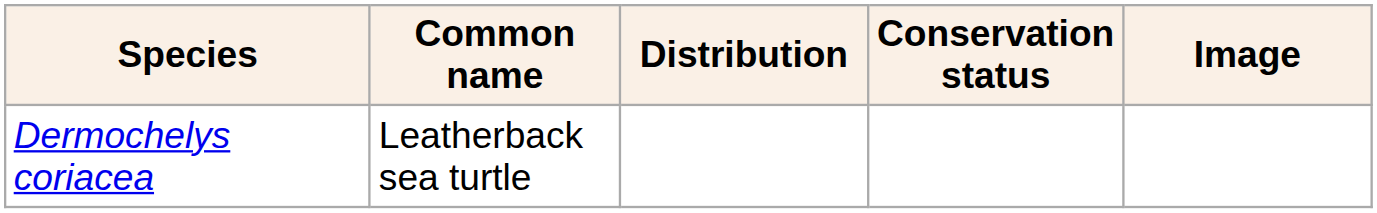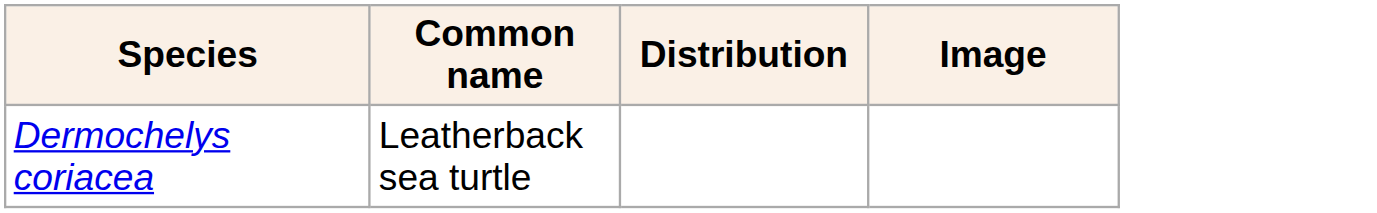- column: (996, 54)
